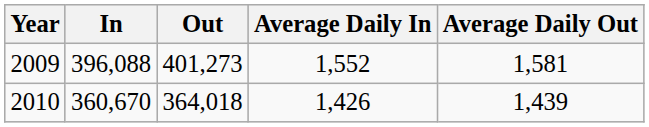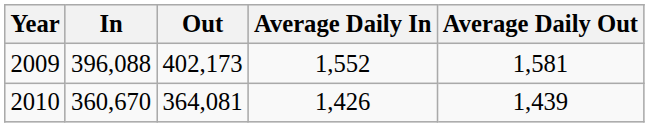(203, 63) 401,273 -> (203, 63) 402,173
(203, 102) 364,018 -> (203, 102) 364,081
